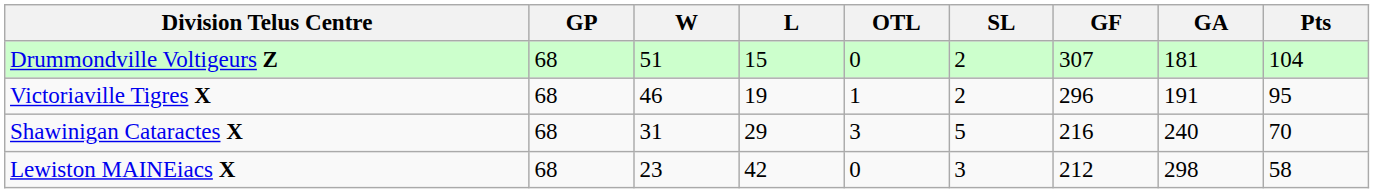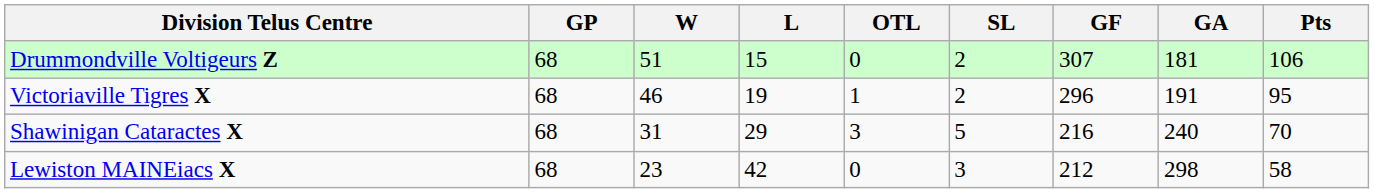(1286, 59) 104 -> (1286, 59) 106
